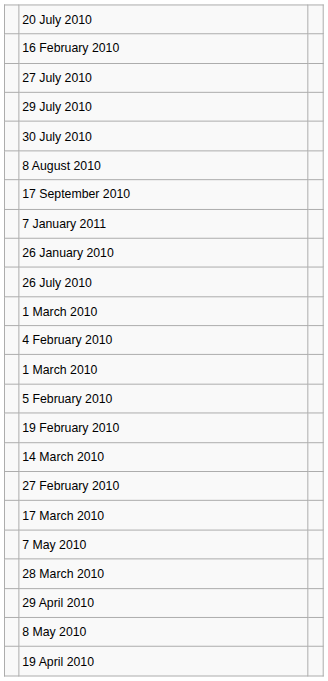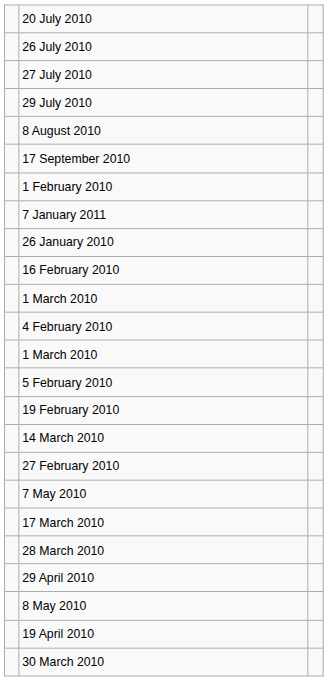rows swapped: (12, 282) <-> (12, 49)
- row: (12, 136)
+ row: (12, 187)
rows swapped: (12, 515) <-> (12, 545)
+ row: (12, 662)
